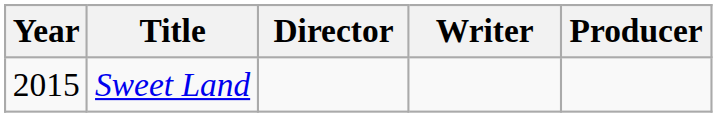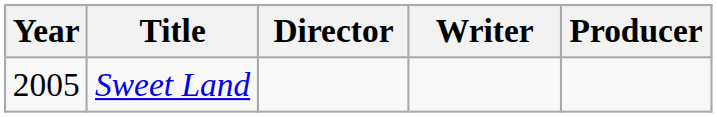(46, 84) 2015 -> (46, 84) 2005
